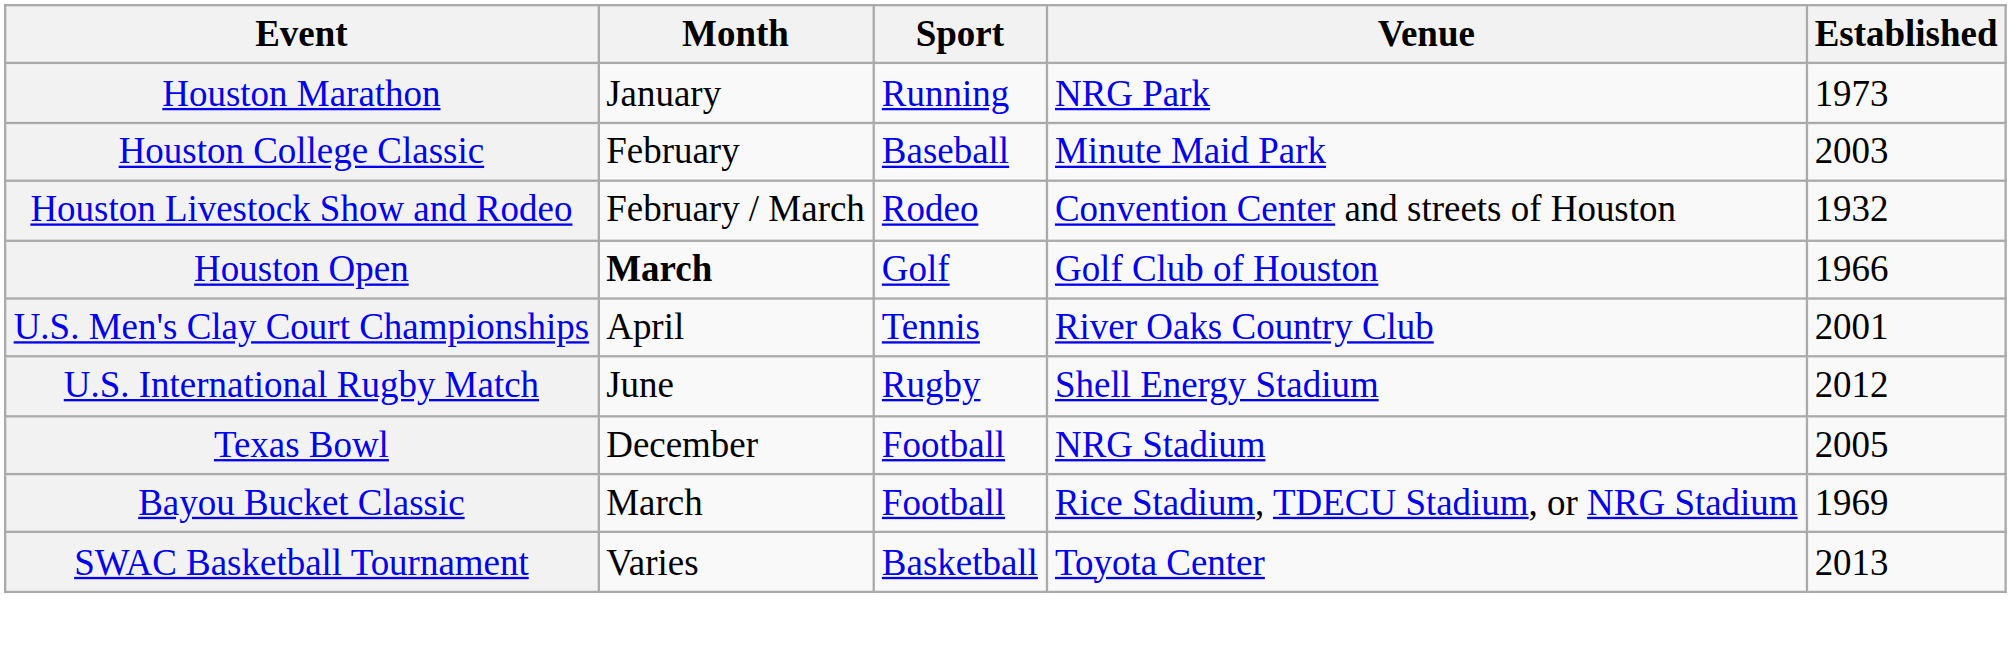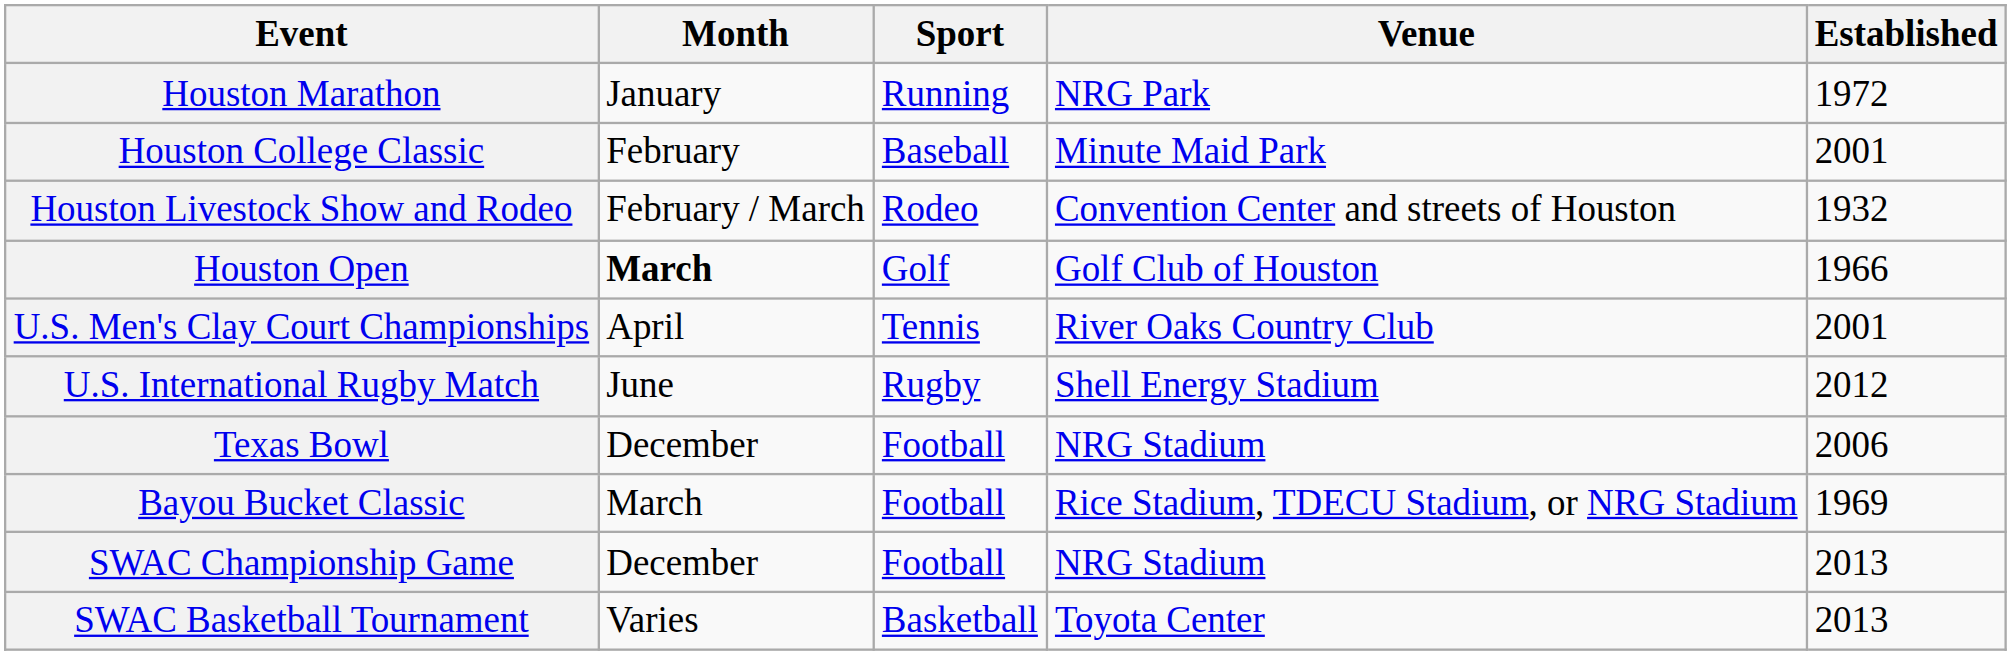(1852, 92) 1973 -> (1852, 92) 1972
(1852, 151) 2003 -> (1852, 151) 2001
(1852, 444) 2005 -> (1852, 444) 2006
+ row: (301, 561)
